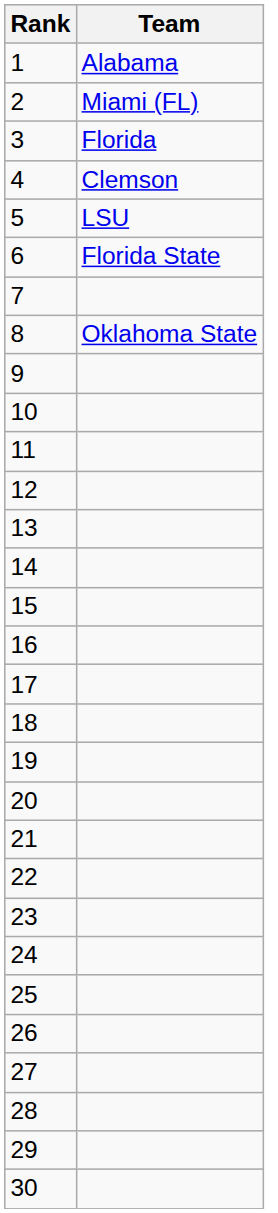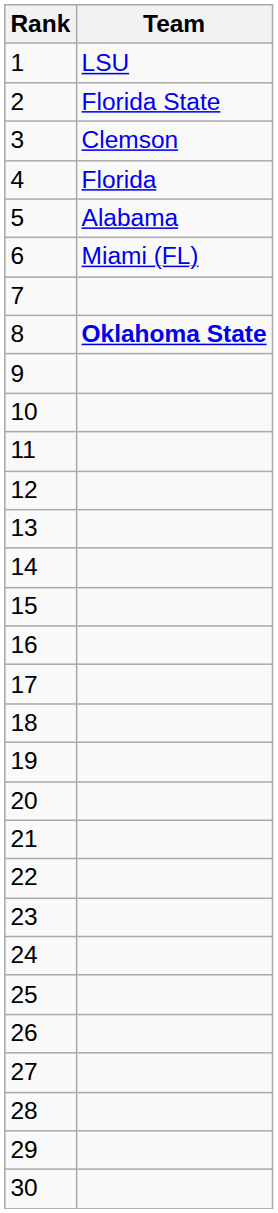(130, 62) Alabama -> (105, 62) LSU
(140, 101) Miami (FL) -> (151, 101) Florida State
(119, 140) Florida -> (130, 140) Clemson
(130, 179) Clemson -> (119, 179) Florida
(105, 218) LSU -> (130, 218) Alabama
(151, 256) Florida State -> (140, 256) Miami (FL)
(169, 334) normal -> (174, 334) bold
